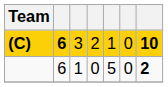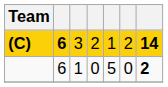(128, 43) 0 -> (128, 43) 2
(149, 43) 10 -> (149, 43) 14
